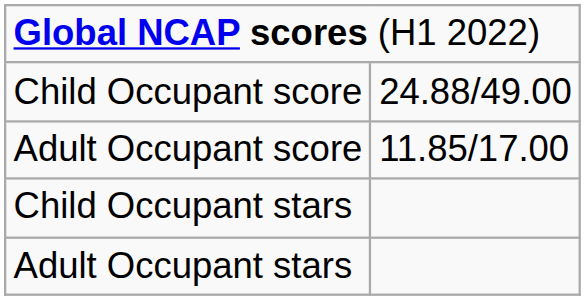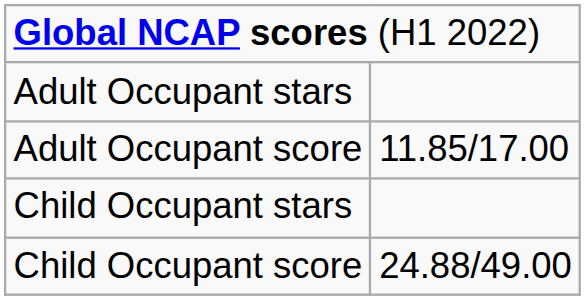rows swapped: (183, 264) <-> (188, 91)
